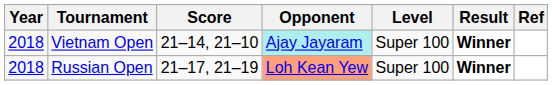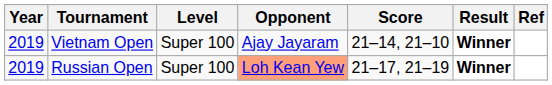columns swapped: (412, 18) <-> (210, 18)
(26, 43) 2018 -> (26, 43) 2019
(314, 43) paleturquoise background -> (290, 43) no background
(26, 68) 2018 -> (26, 68) 2019
